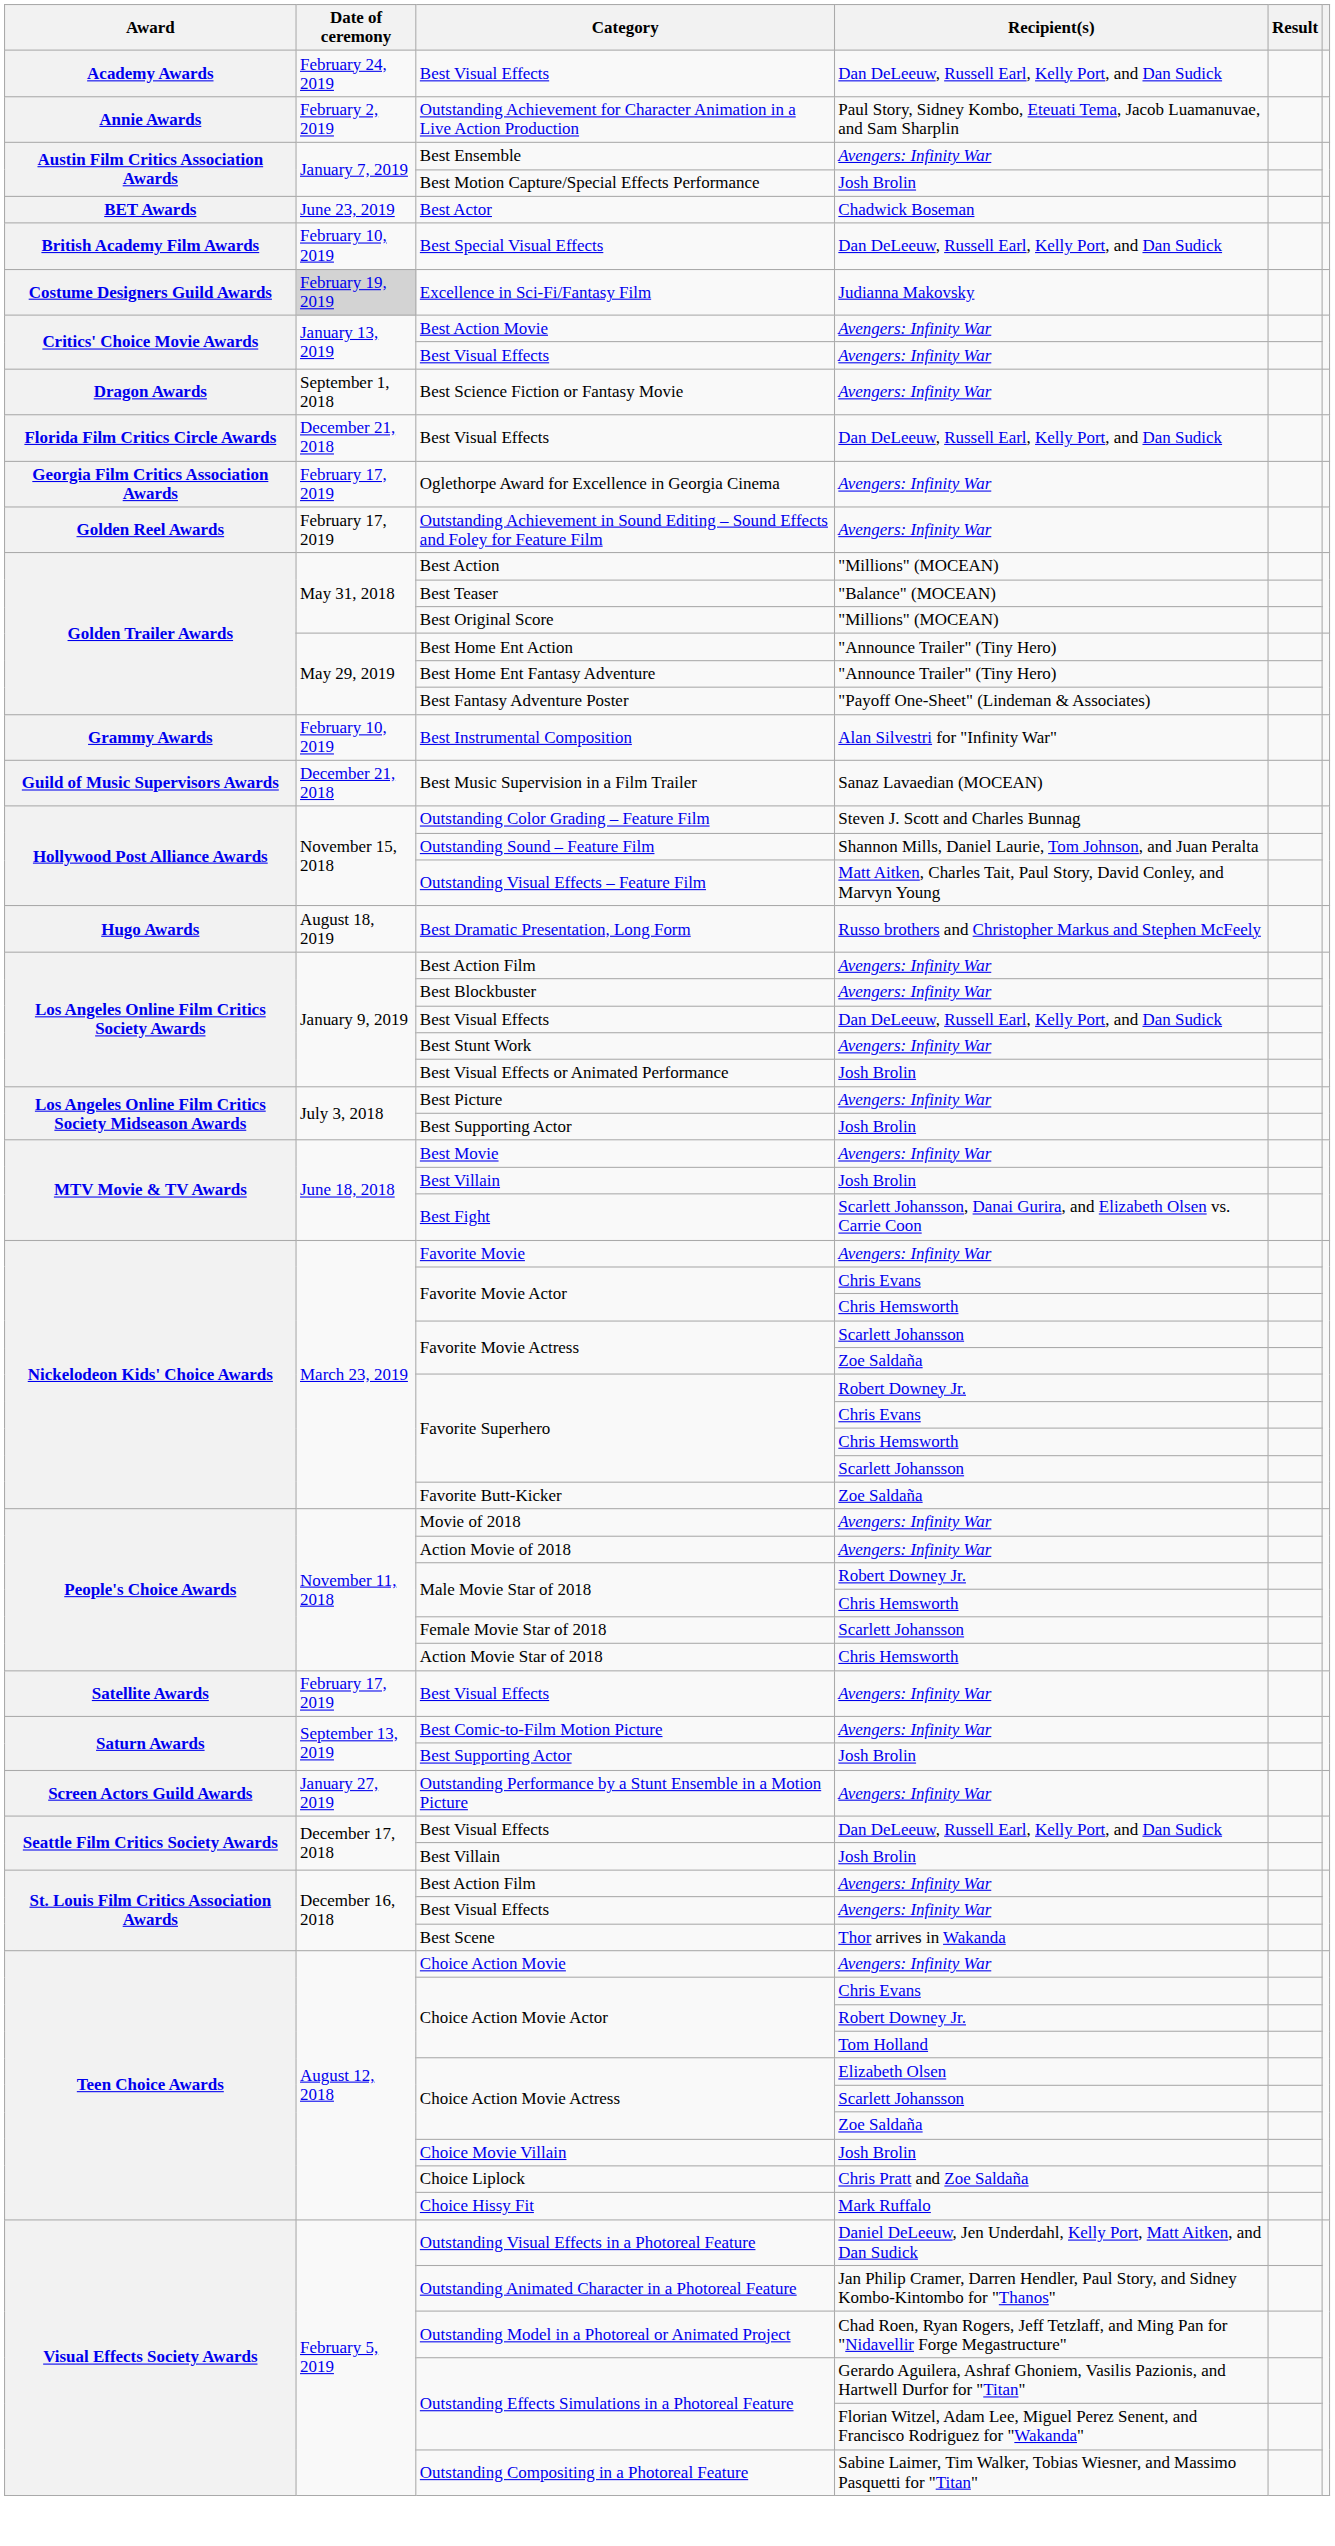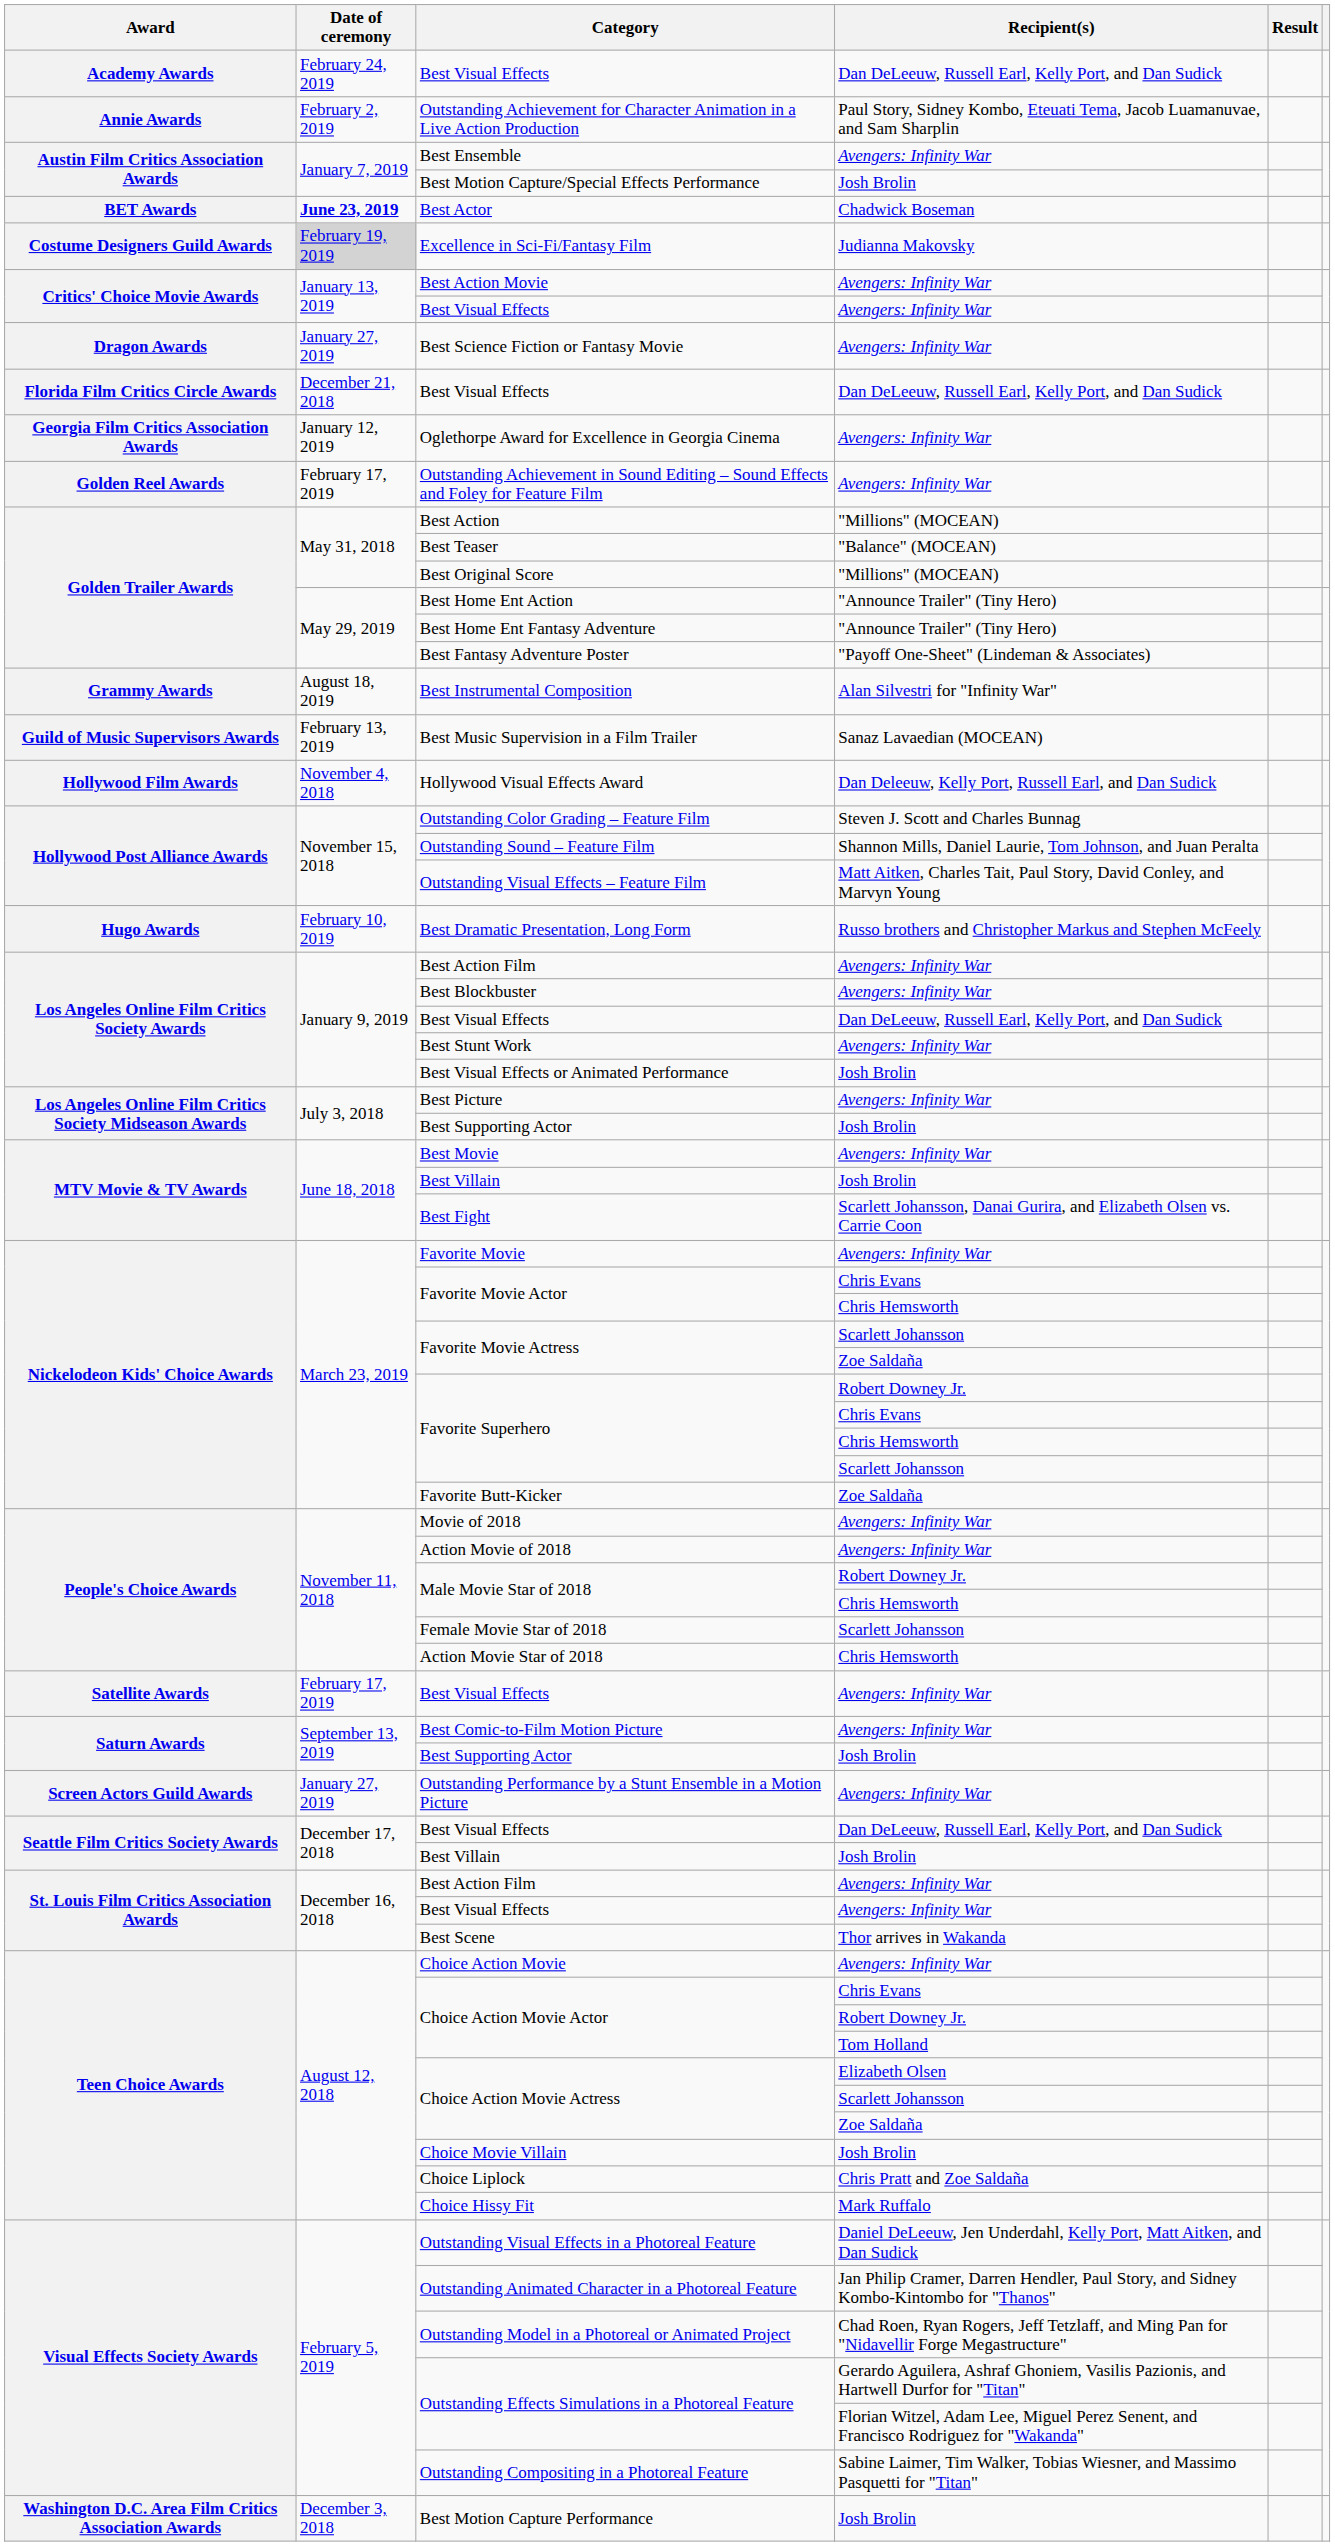(347, 209) normal -> (349, 209) bold
- row: (512, 246)
(345, 391) September 1, 2018 -> (339, 345) January 27, 2019
(343, 483) February 17, 2019 -> (339, 437) January 12, 2019
(343, 737) February 10, 2019 -> (337, 691) August 18, 2019
(348, 783) December 21, 2018 -> (343, 737) February 13, 2019
+ row: (532, 783)
(337, 928) August 18, 2019 -> (343, 928) February 10, 2019
+ row: (536, 2518)
